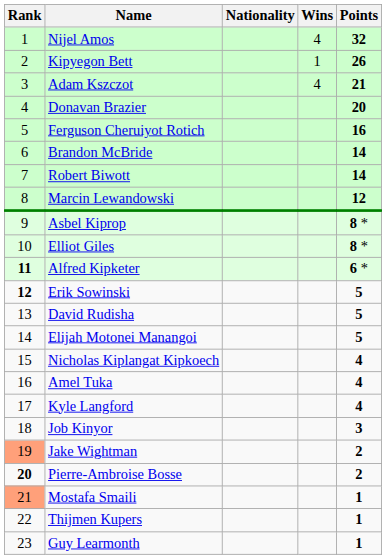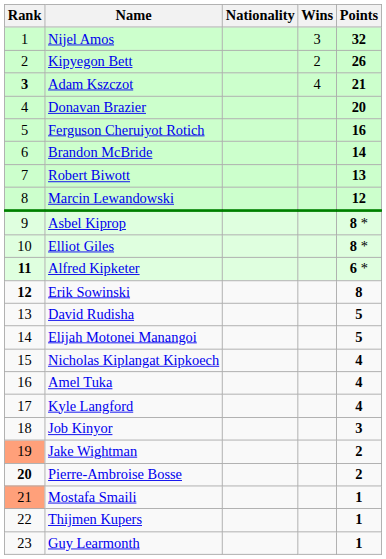(317, 38) 4 -> (317, 38) 3
(317, 61) 1 -> (317, 61) 2
(25, 84) normal -> (25, 84) bold
(359, 175) 14 -> (359, 175) 13
(359, 291) 5 -> (359, 291) 8
